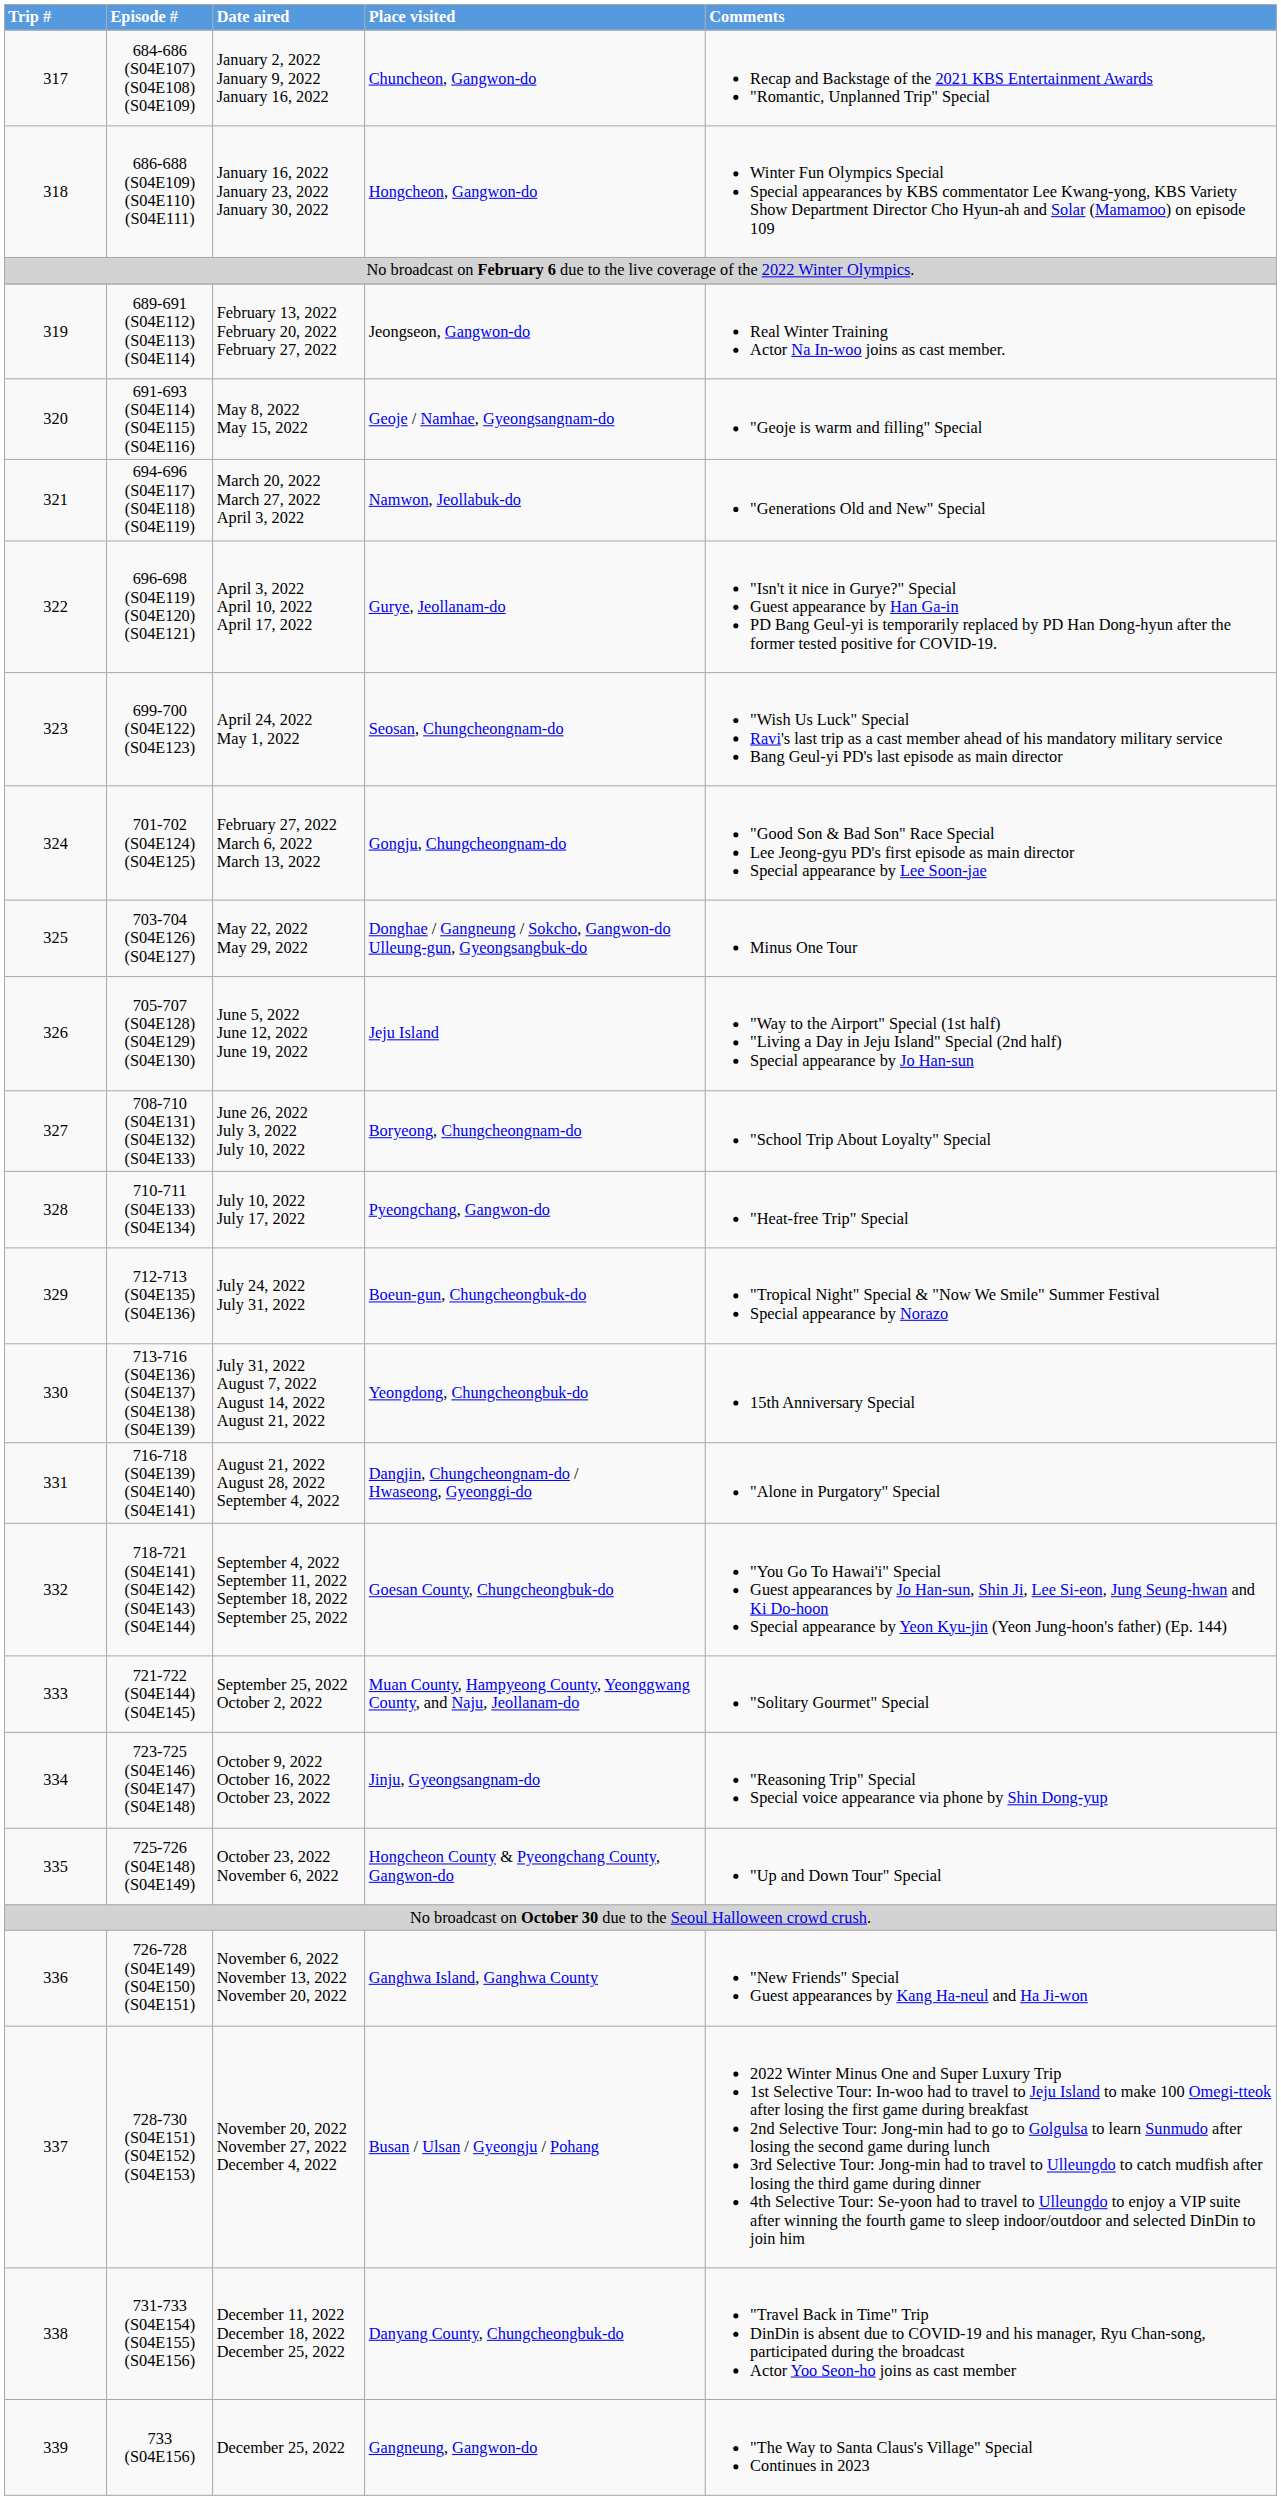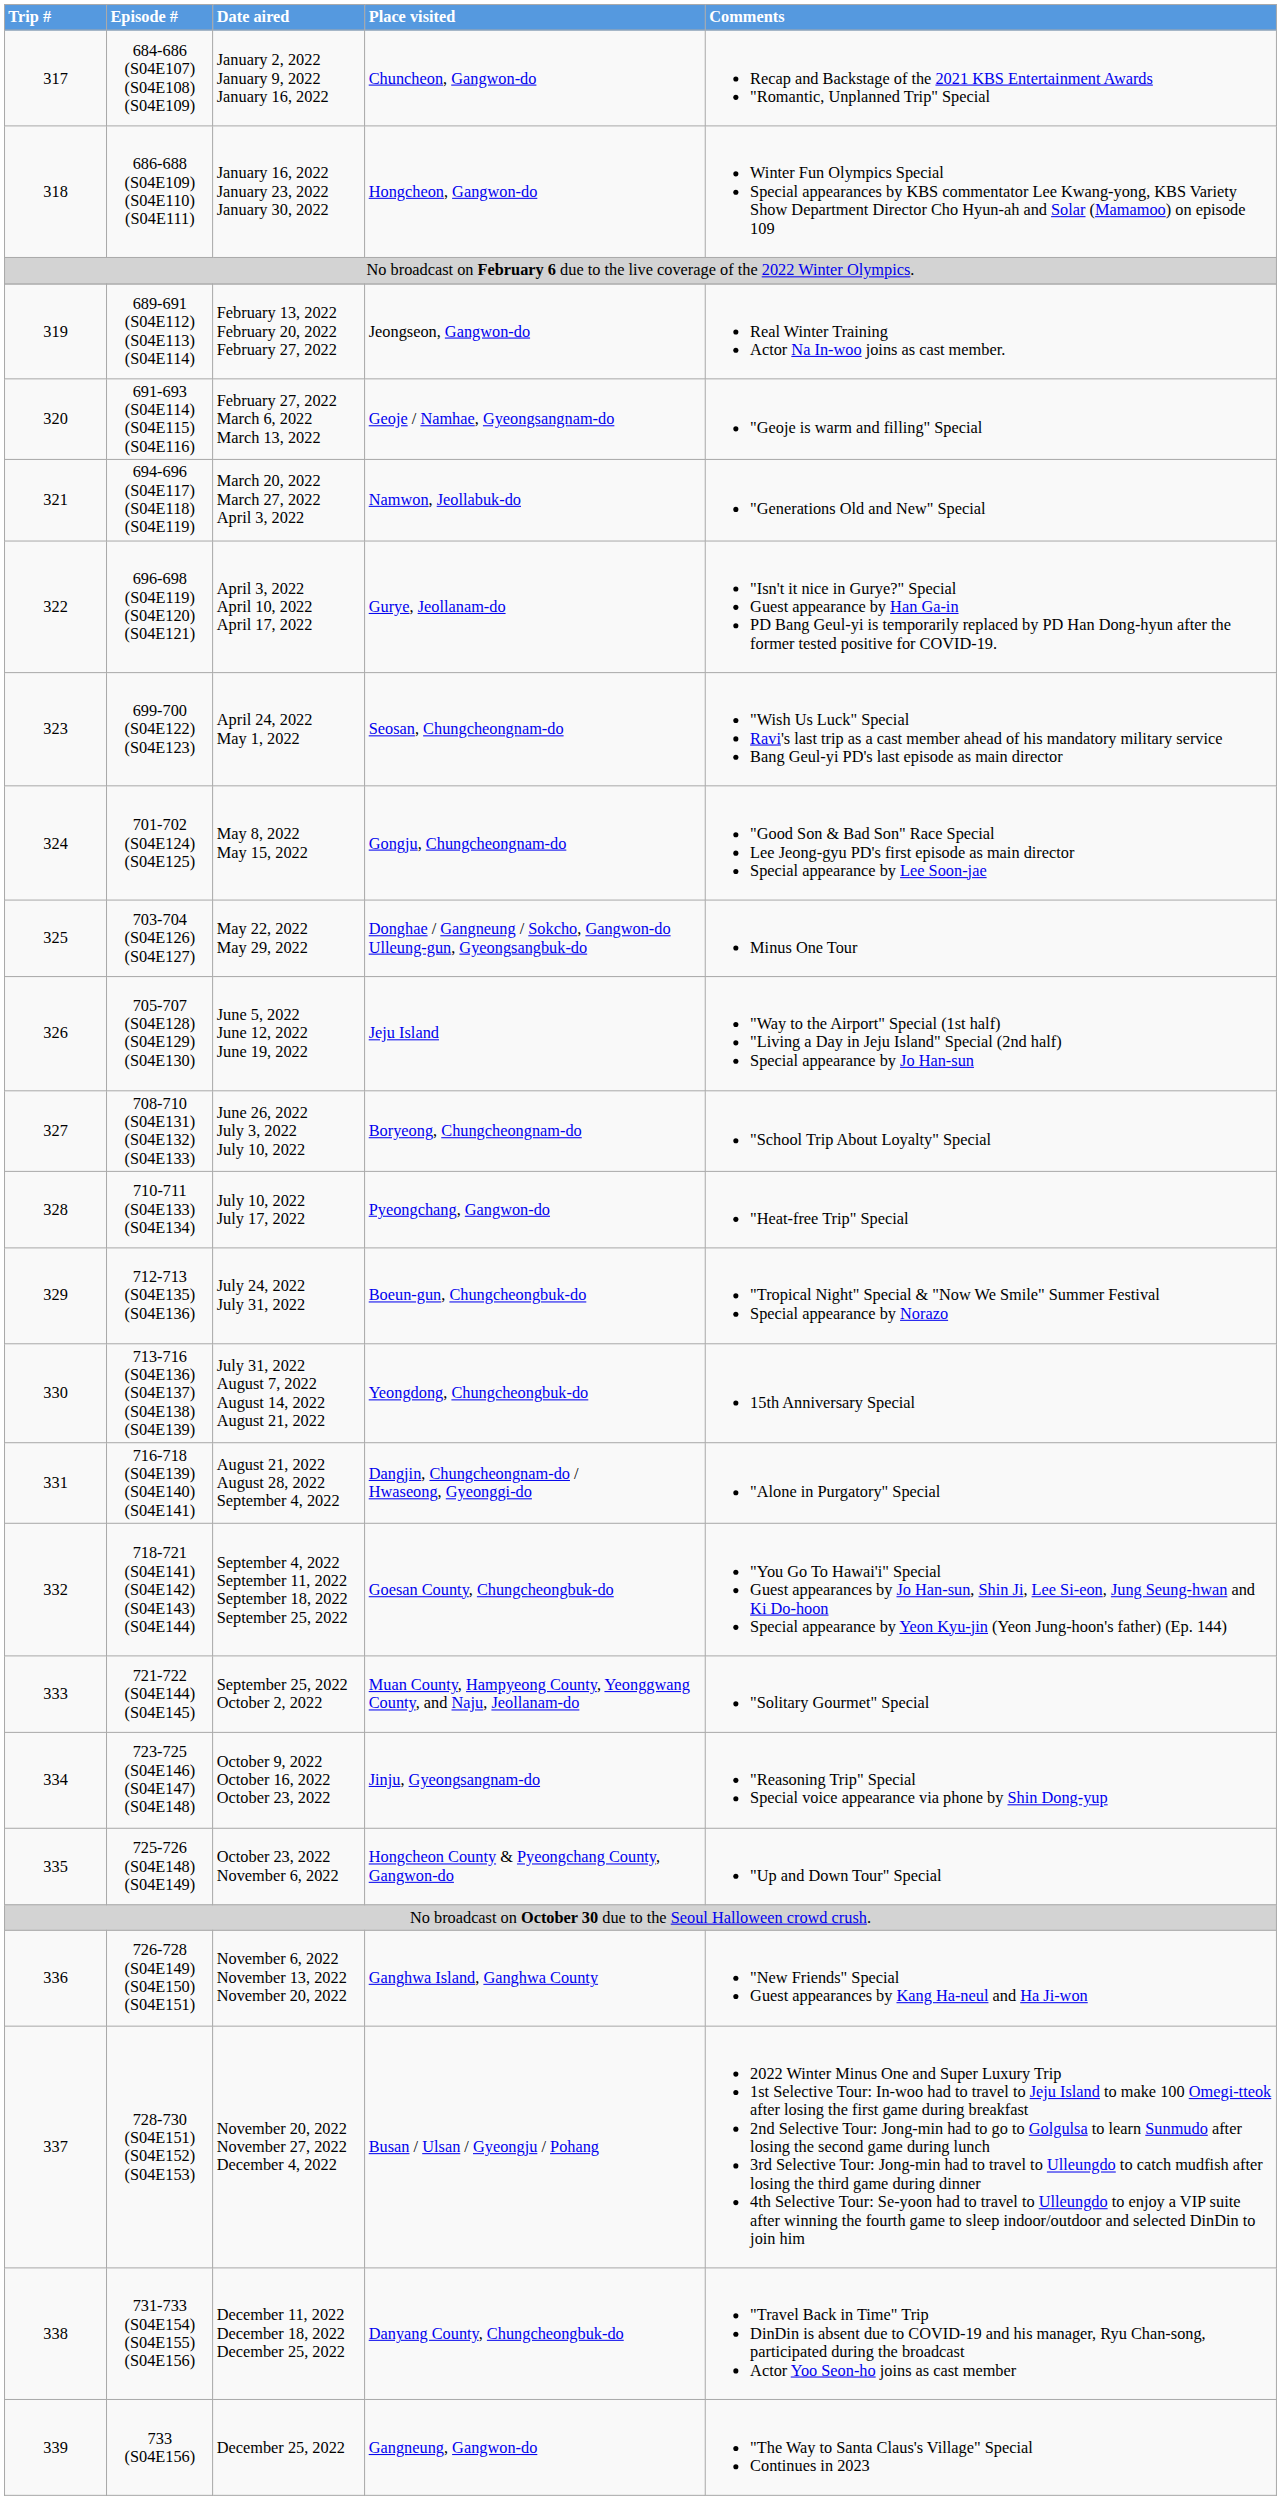(262, 419) May 8, 2022 May 15, 2022 -> (277, 419) February 27, 2022 March 6, 2022 March 13, 2022
(277, 843) February 27, 2022 March 6, 2022 March 13, 2022 -> (262, 843) May 8, 2022 May 15, 2022
